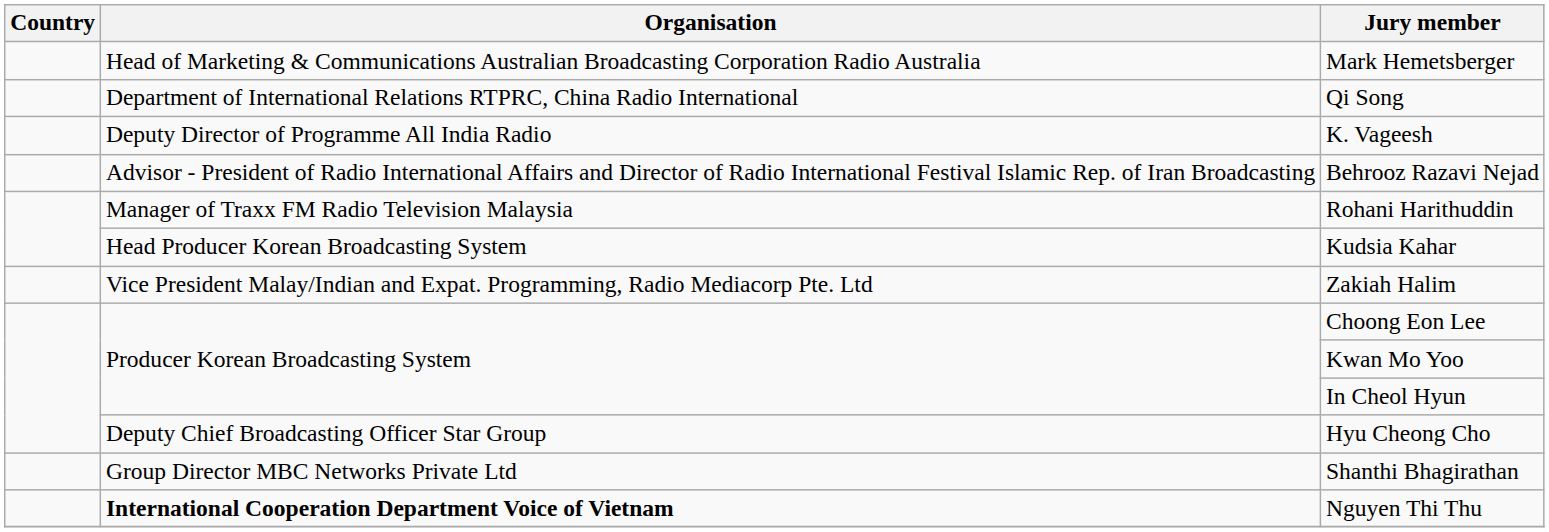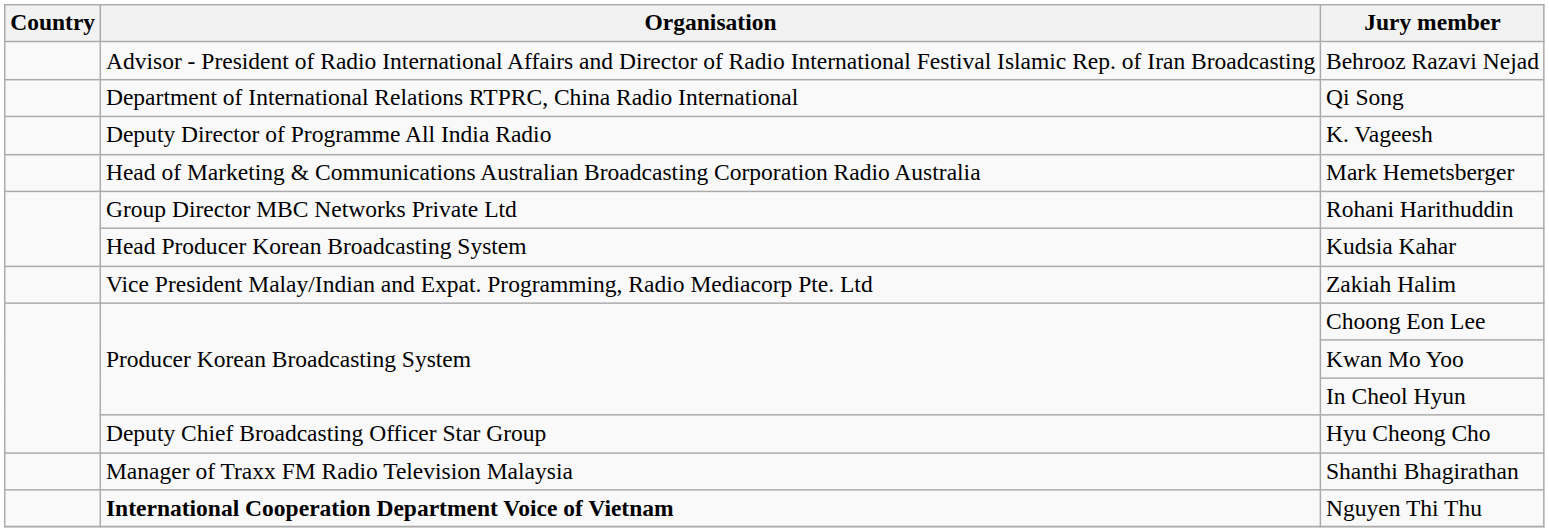rows swapped: (1420, 60) <-> (1432, 172)
(339, 209) Manager of Traxx FM Radio Television Malaysia -> (311, 209) Group Director MBC Networks Private Ltd
(311, 470) Group Director MBC Networks Private Ltd -> (339, 470) Manager of Traxx FM Radio Television Malaysia
